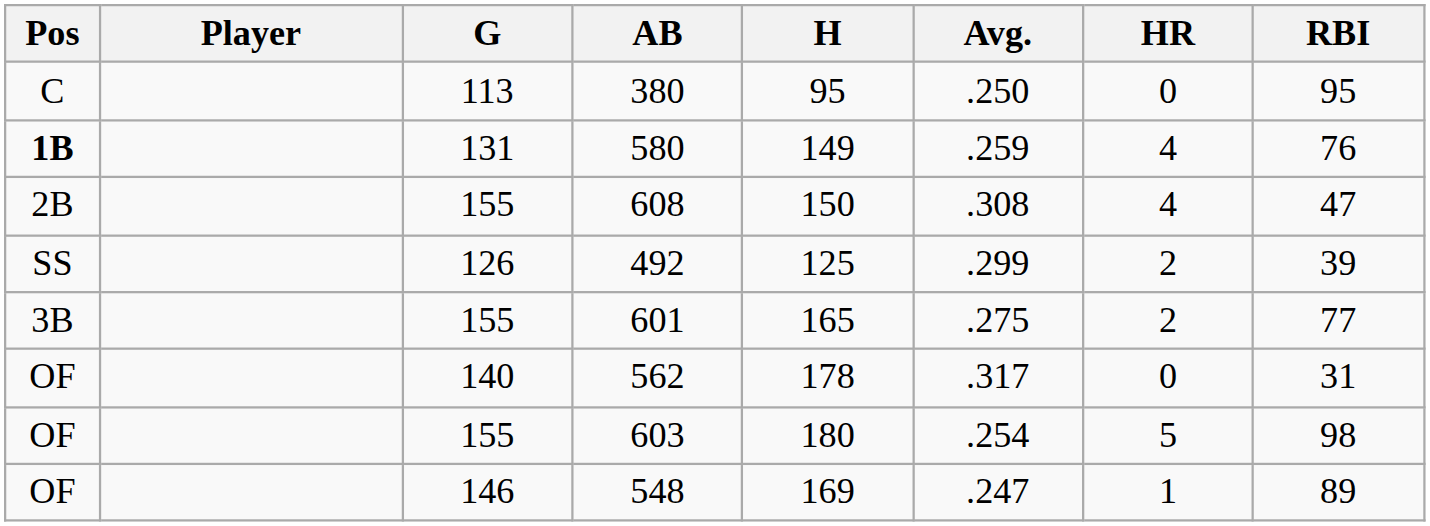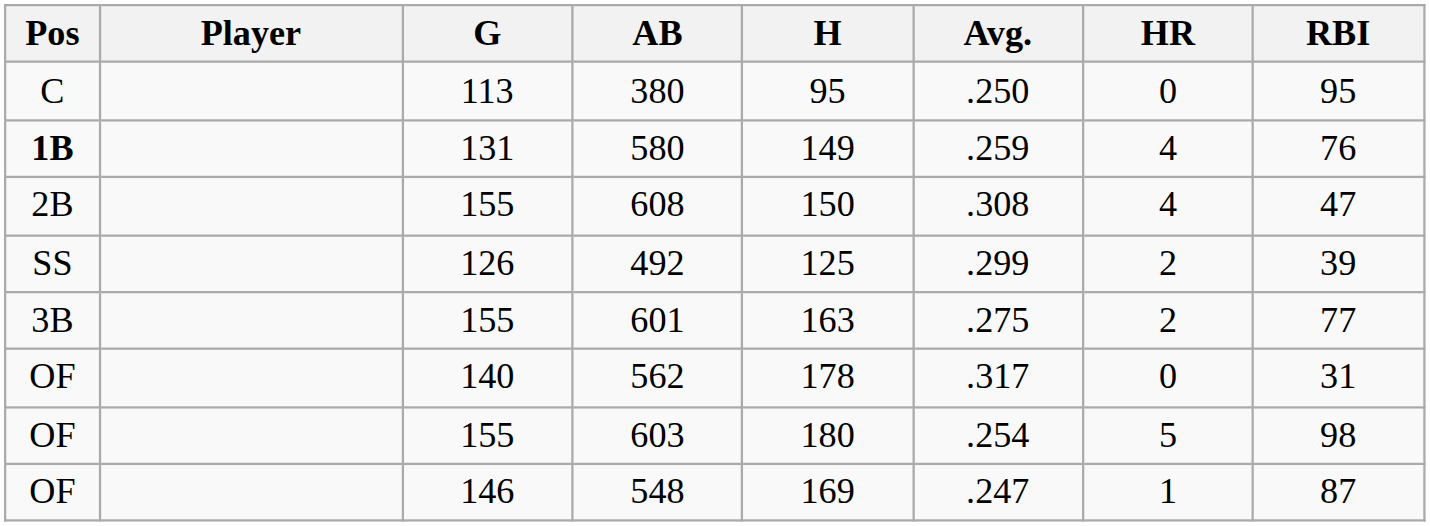(828, 319) 165 -> (828, 319) 163
(1338, 491) 89 -> (1338, 491) 87
